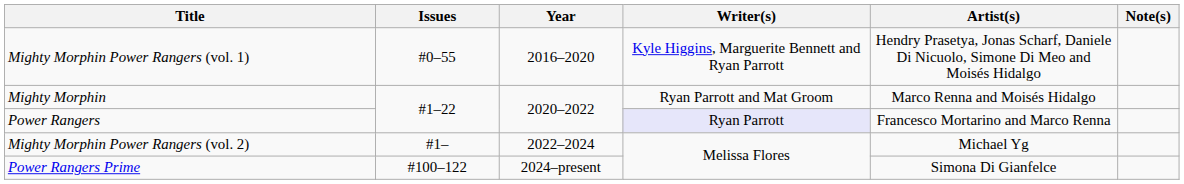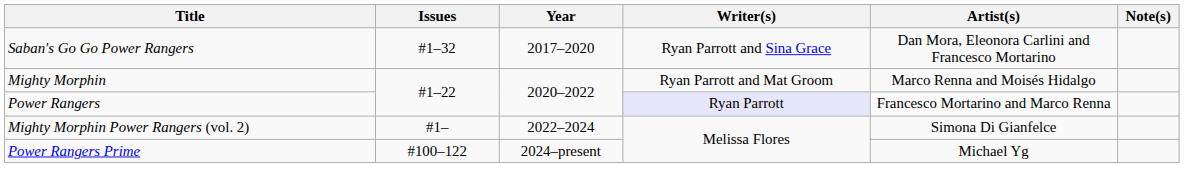- row: (129, 56)
+ row: (101, 48)
(994, 144) Michael Yg -> (994, 127) Simona Di Gianfelce
(994, 167) Simona Di Gianfelce -> (994, 151) Michael Yg
